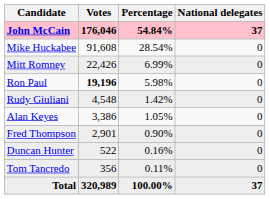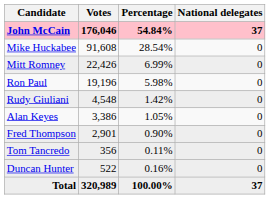(101, 82) bold -> (101, 82) normal
rows swapped: (40, 151) <-> (38, 168)
